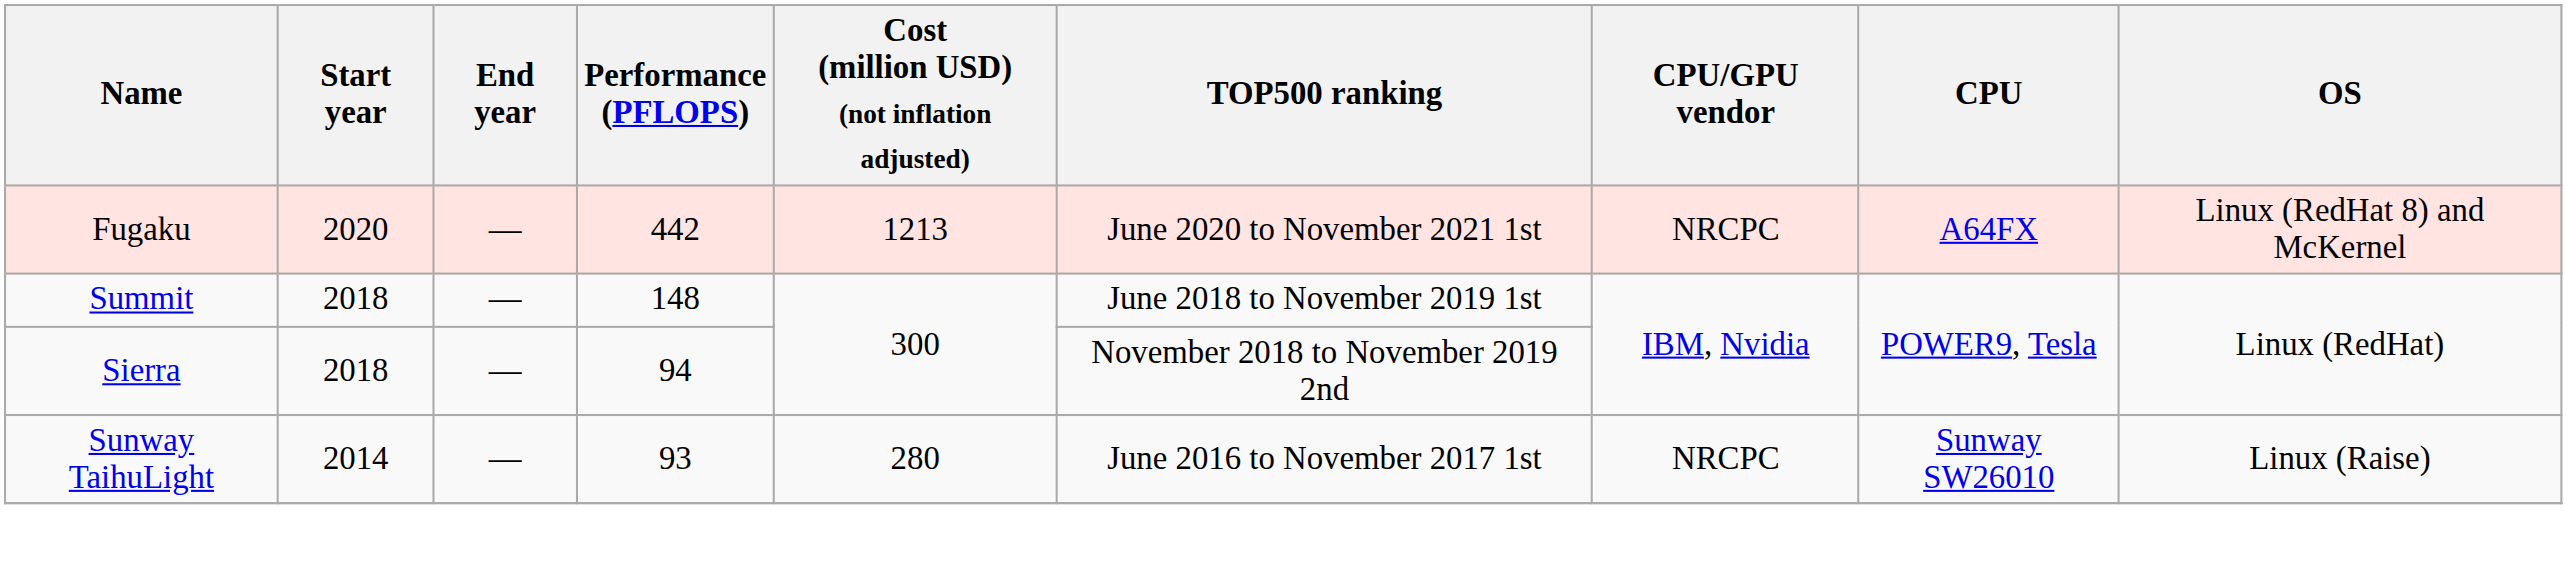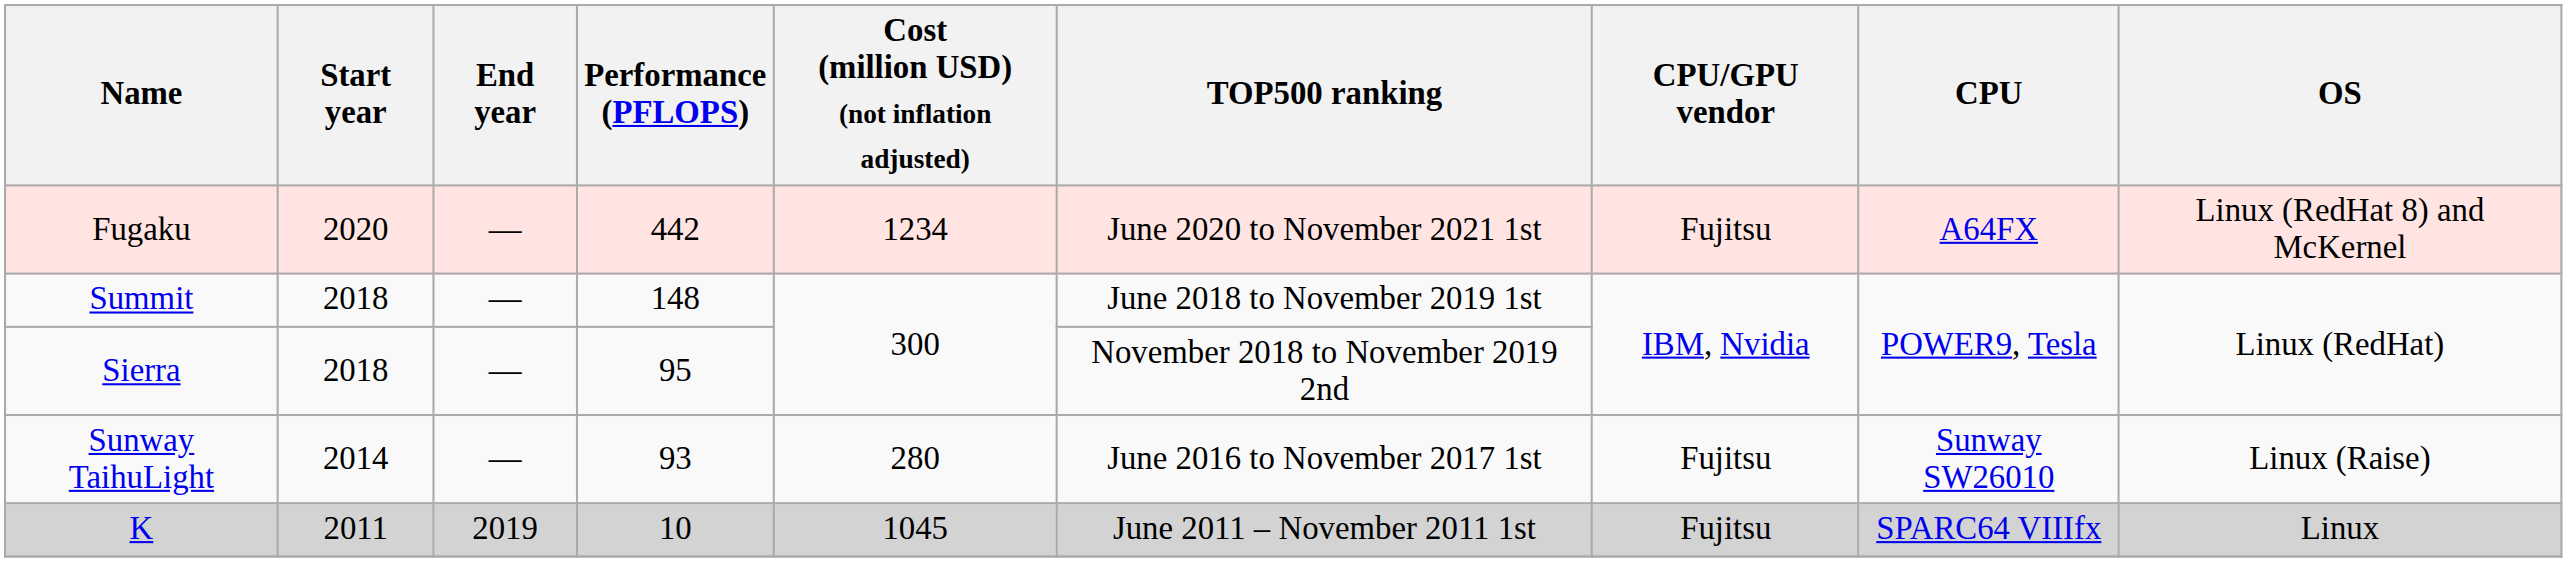(915, 228) 1213 -> (915, 228) 1234
(1726, 228) NRCPC -> (1726, 228) Fujitsu
(675, 369) 94 -> (675, 369) 95
(1726, 458) NRCPC -> (1726, 458) Fujitsu
+ row: (141, 529)
